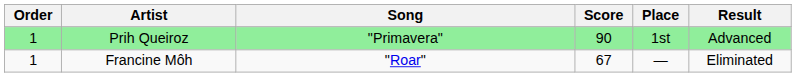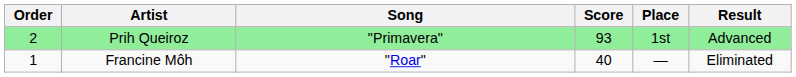(33, 38) 1 -> (33, 38) 2
(604, 38) 90 -> (604, 38) 93
(604, 60) 67 -> (604, 60) 40
